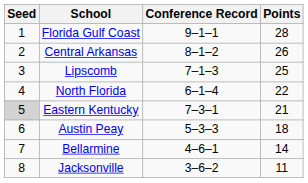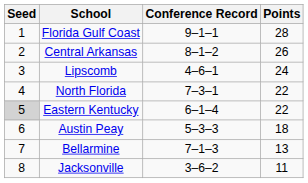(202, 71) 7–1–3 -> (202, 71) 4–6–1
(282, 71) 25 -> (282, 71) 24
(202, 91) 6–1–4 -> (202, 91) 7–3–1
(202, 110) 7–3–1 -> (202, 110) 6–1–4
(282, 110) 21 -> (282, 110) 22
(202, 149) 4–6–1 -> (202, 149) 7–1–3
(282, 149) 14 -> (282, 149) 13
